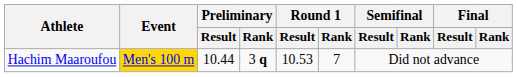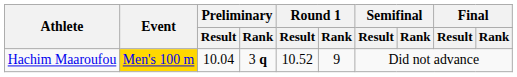(219, 60) 10.44 -> (219, 60) 10.04
(297, 60) 10.53 -> (297, 60) 10.52
(337, 60) 7 -> (337, 60) 9
